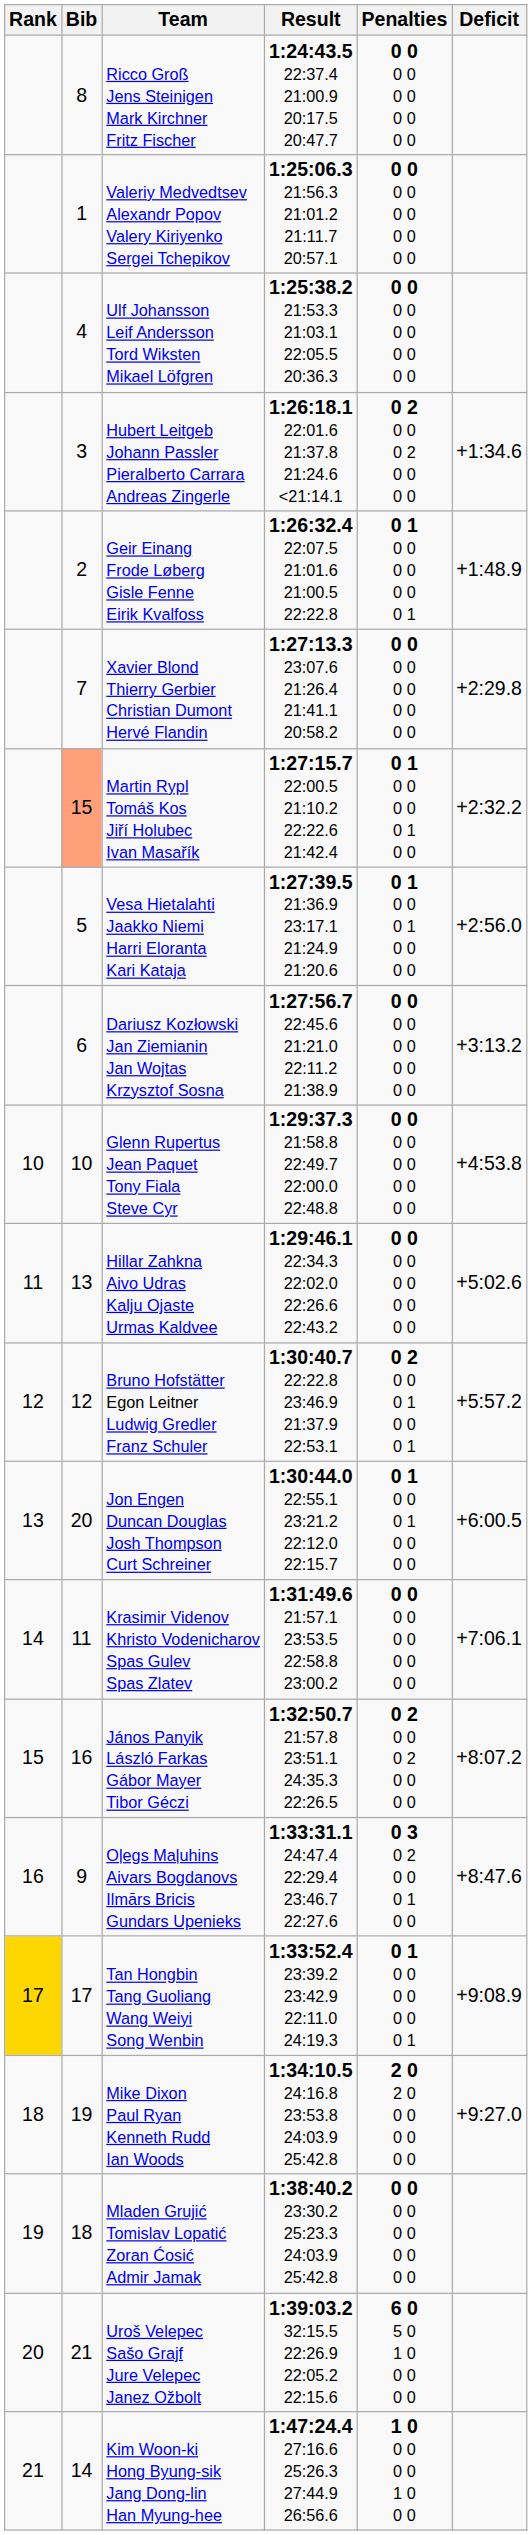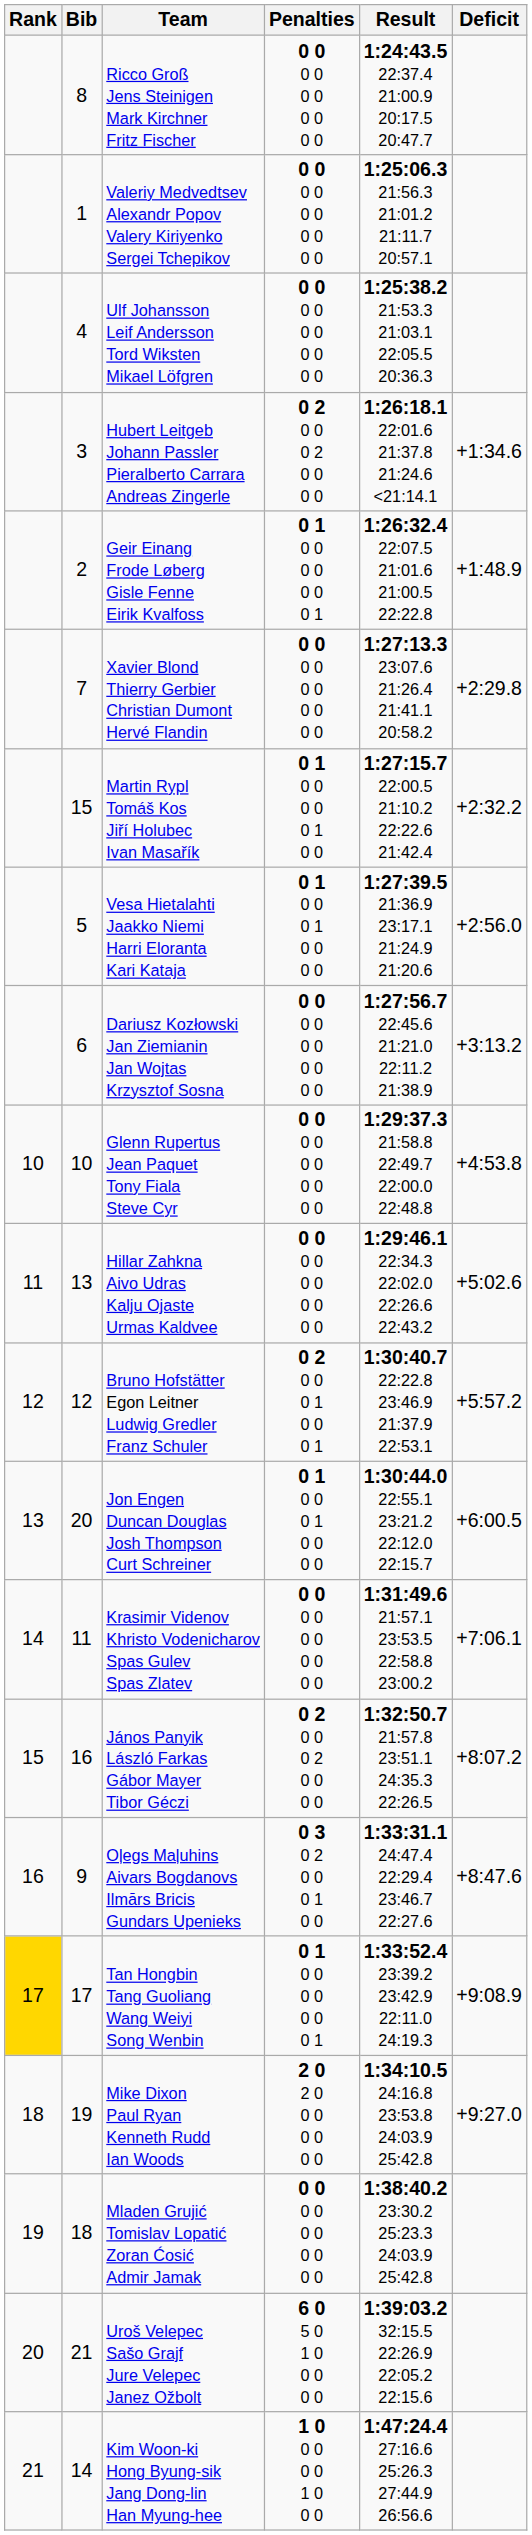columns swapped: (404, 19) <-> (311, 19)
(82, 807) lightsalmon background -> (82, 807) no background
